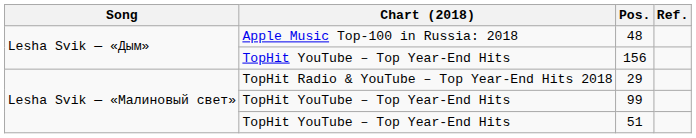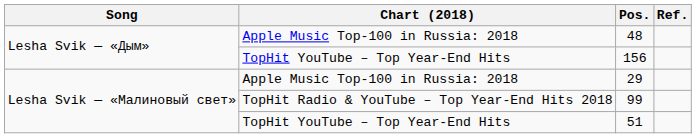(428, 79) TopHit Radio & YouTube – Top Year-End Hits 2018 -> (380, 79) Apple Music Top-100 in Russia: 2018
(376, 101) TopHit YouTube – Top Year-End Hits -> (428, 101) TopHit Radio & YouTube – Top Year-End Hits 2018
